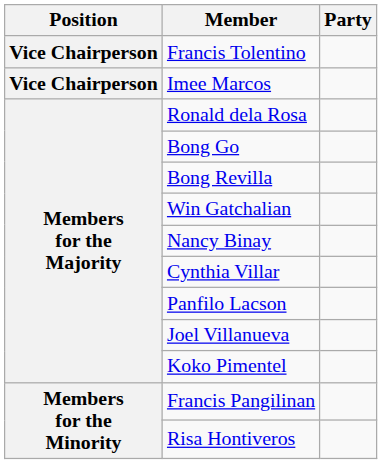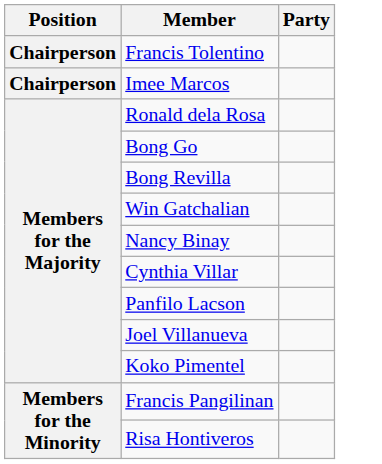(83, 51) Vice Chairperson -> (63, 51) Chairperson
(83, 83) Vice Chairperson -> (63, 83) Chairperson
